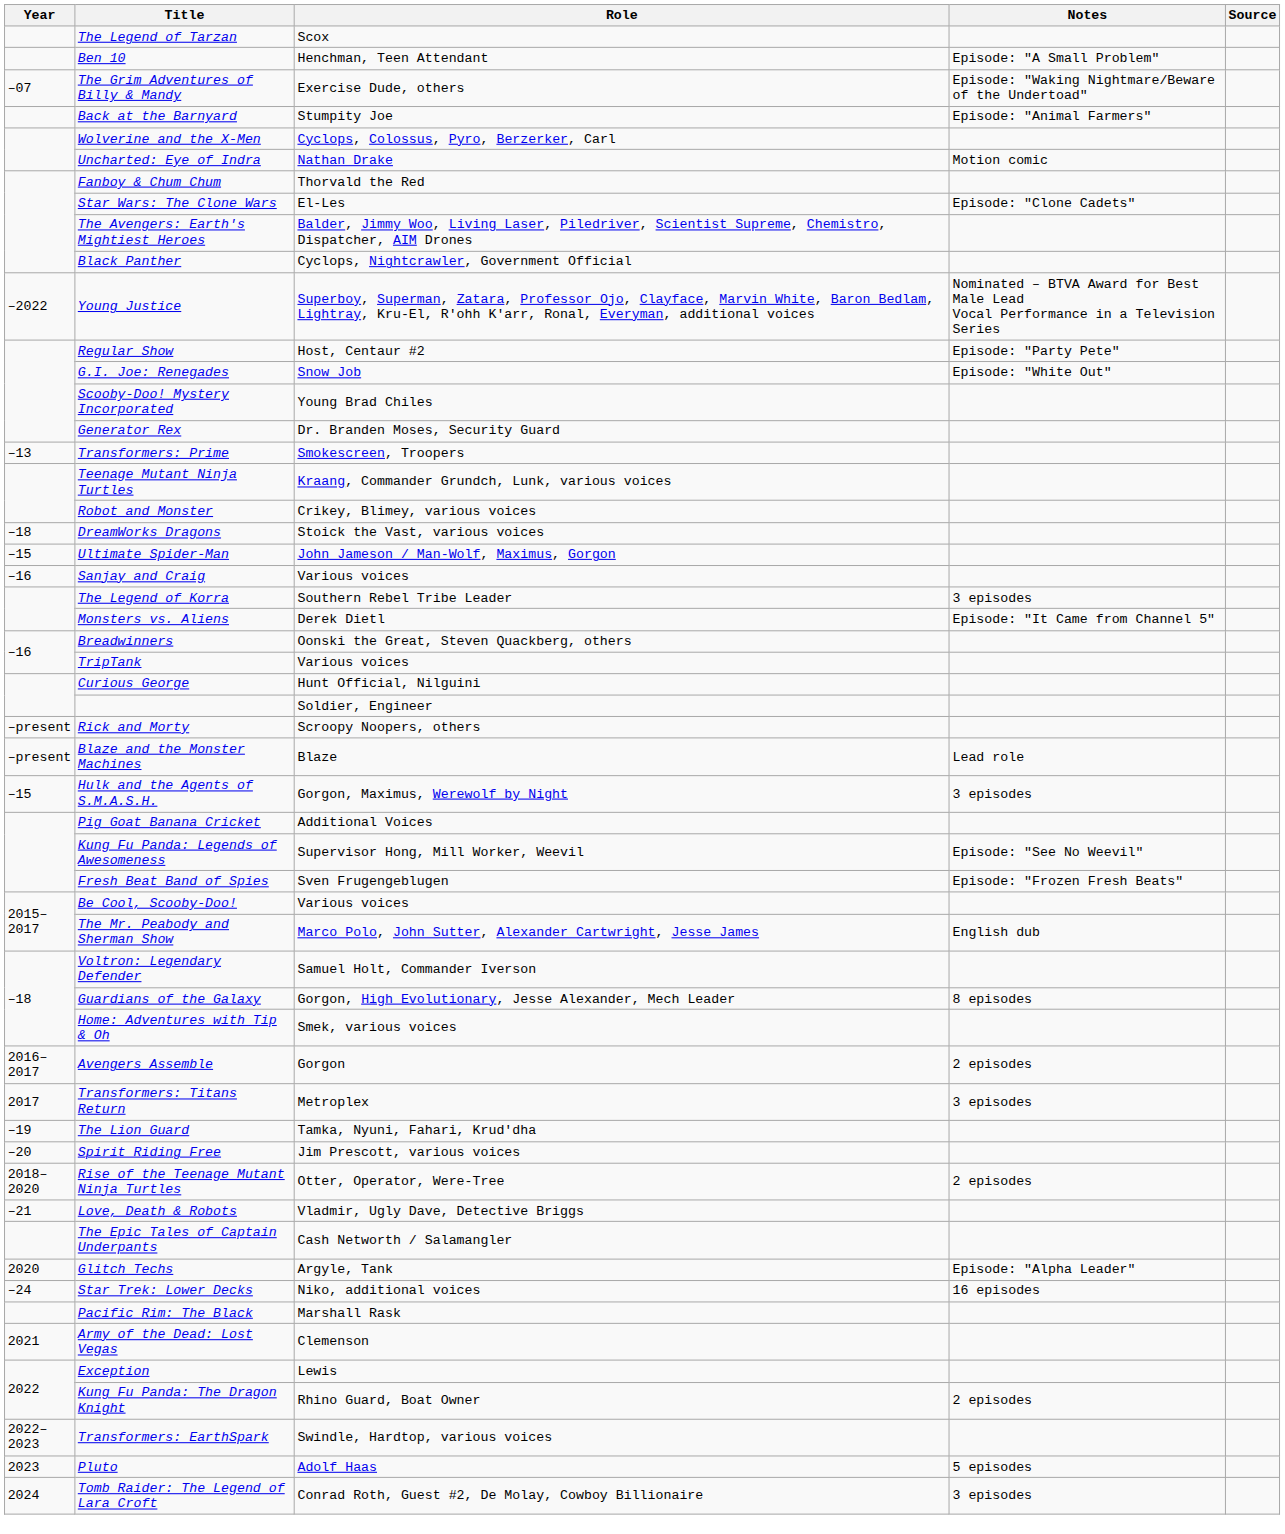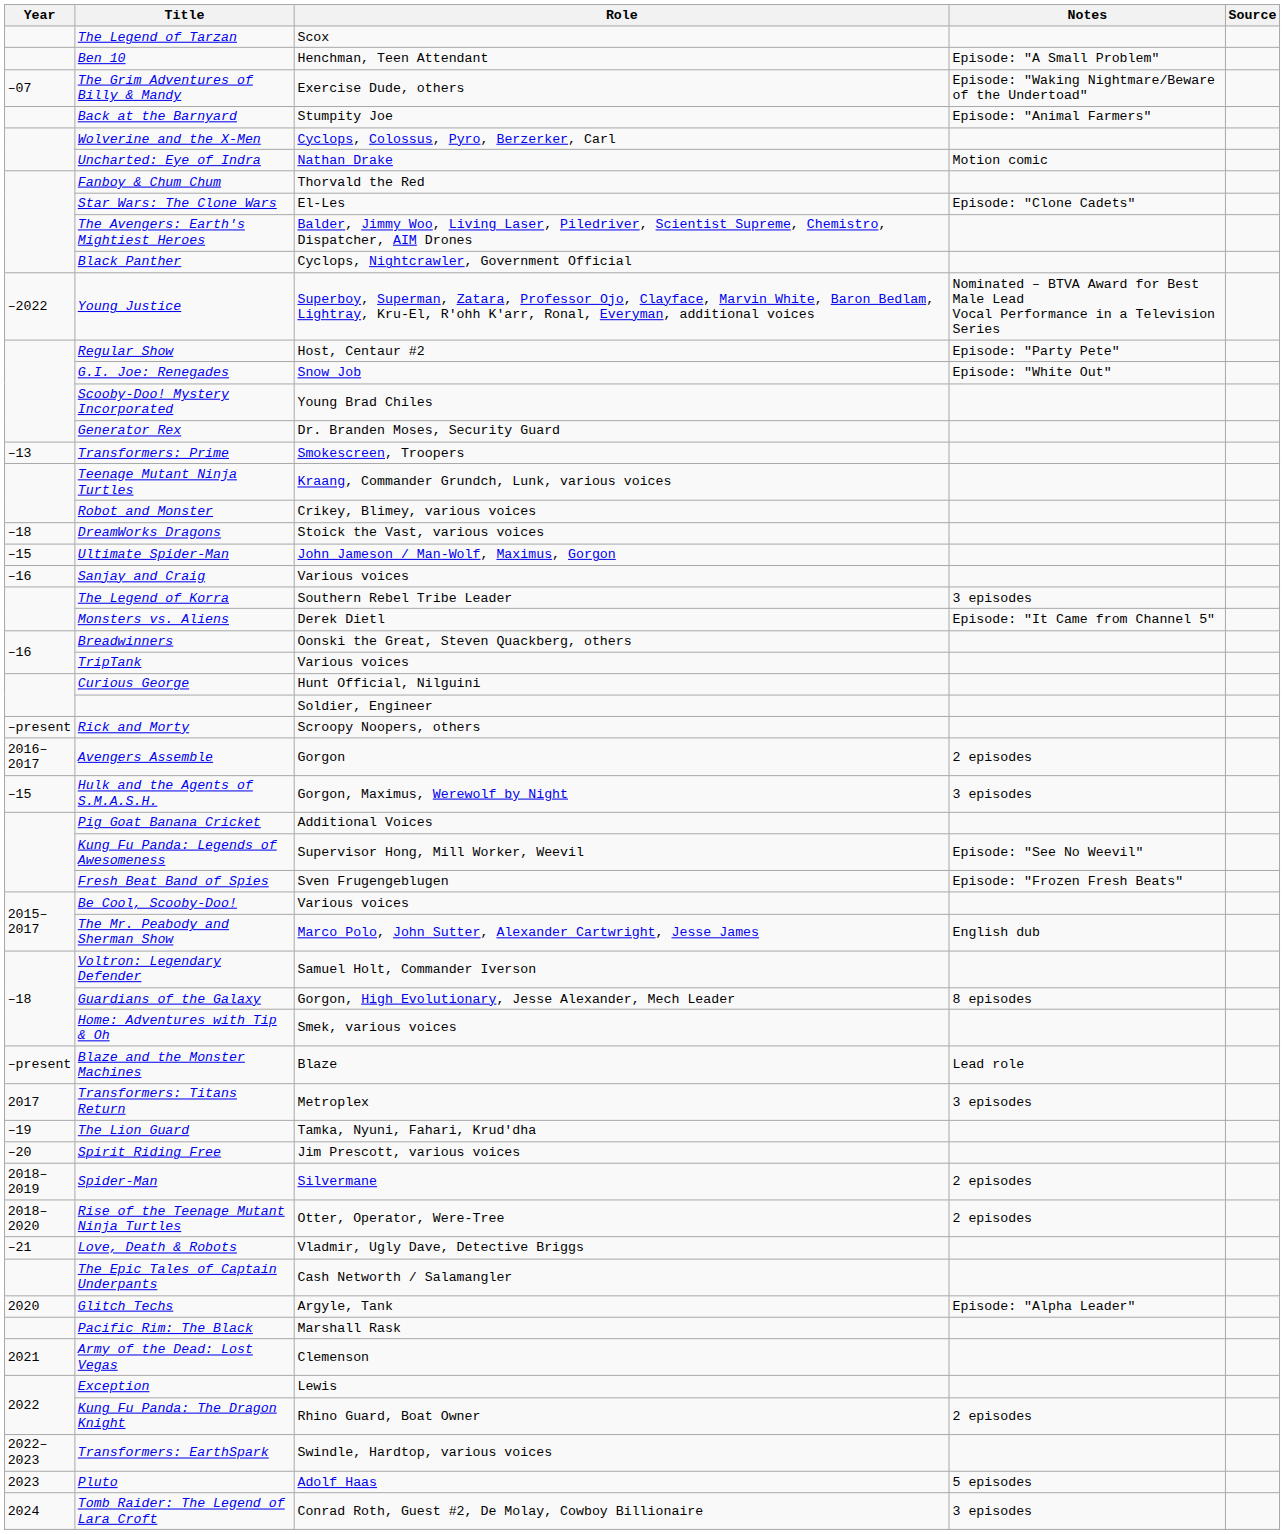rows swapped: (161, 757) <-> (145, 1065)
+ row: (118, 1182)
- row: (165, 1291)
